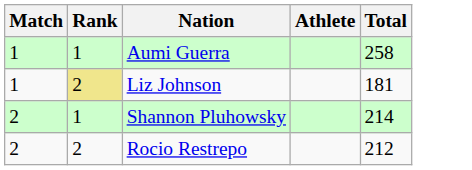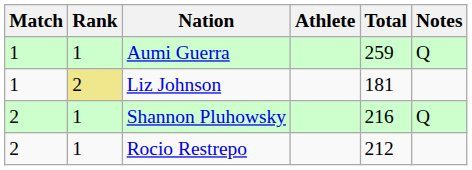+ column: (439, 20)
(379, 52) 258 -> (379, 52) 259
(379, 116) 214 -> (379, 116) 216
(77, 149) 2 -> (77, 149) 1
